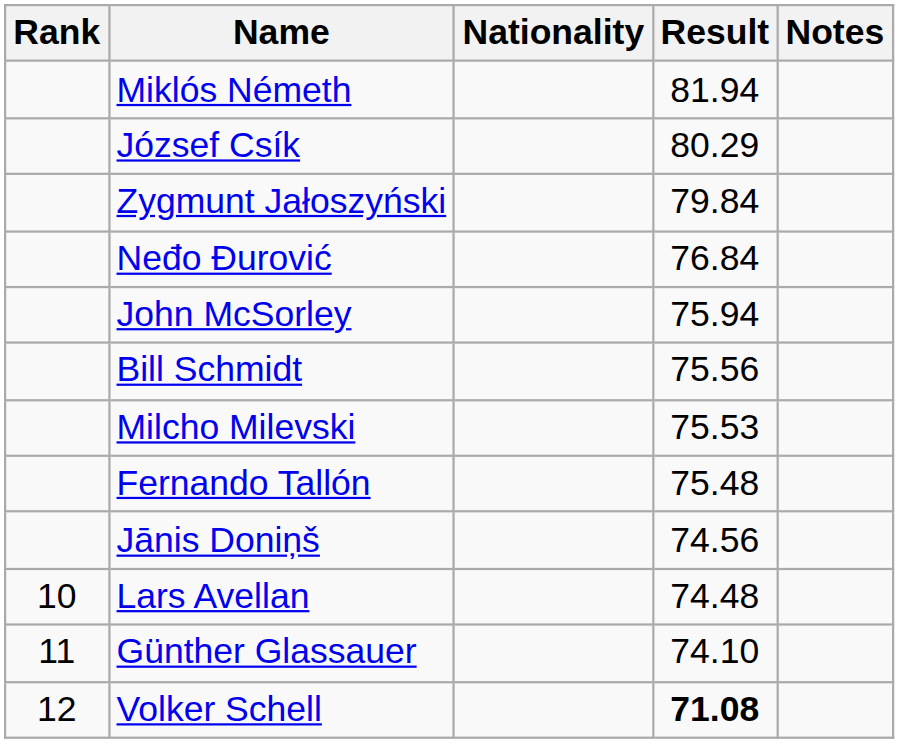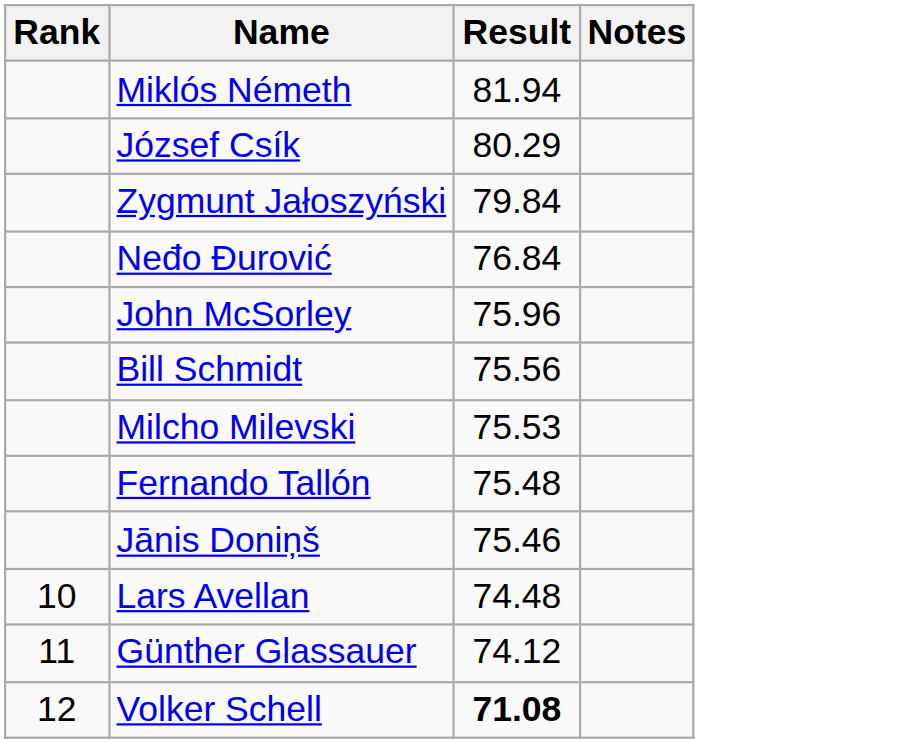- column: (553, 32)
(715, 314) 75.94 -> (517, 314) 75.96
(715, 539) 74.56 -> (517, 539) 75.46
(715, 652) 74.10 -> (517, 652) 74.12
